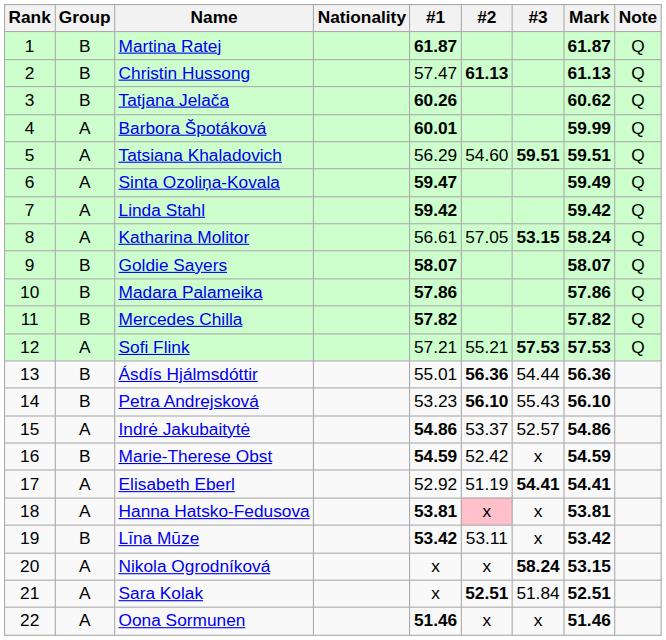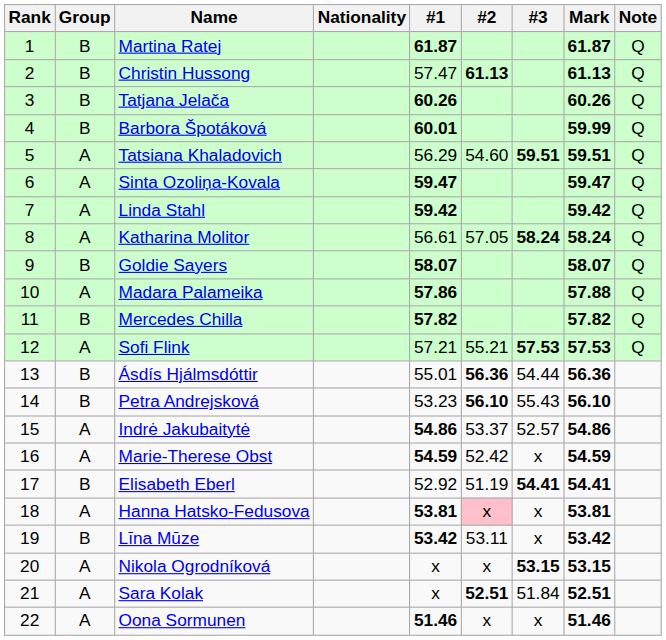(589, 100) 60.62 -> (589, 100) 60.26
(85, 127) A -> (85, 127) B
(589, 182) 59.49 -> (589, 182) 59.47
(538, 237) 53.15 -> (538, 237) 58.24
(85, 292) B -> (85, 292) A
(589, 292) 57.86 -> (589, 292) 57.88
(85, 456) B -> (85, 456) A
(85, 484) A -> (85, 484) B
(538, 566) 58.24 -> (538, 566) 53.15
